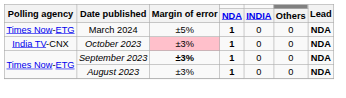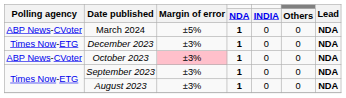(41, 30) Times Now-ETG -> (44, 30) ABP News-CVoter
+ row: (121, 44)
(41, 44) India TV-CNX -> (44, 58) ABP News-CVoter
(185, 58) bold -> (192, 72) normal
